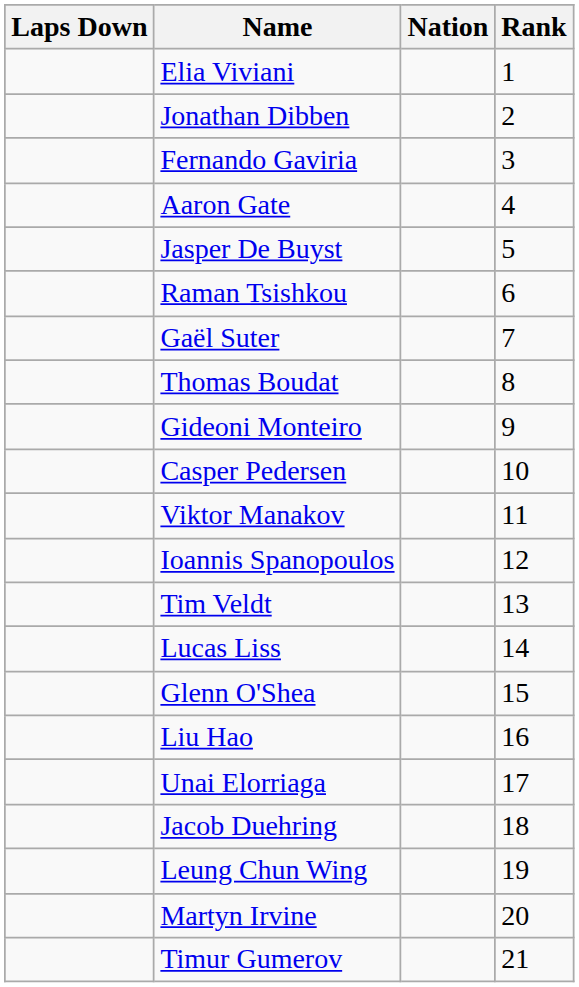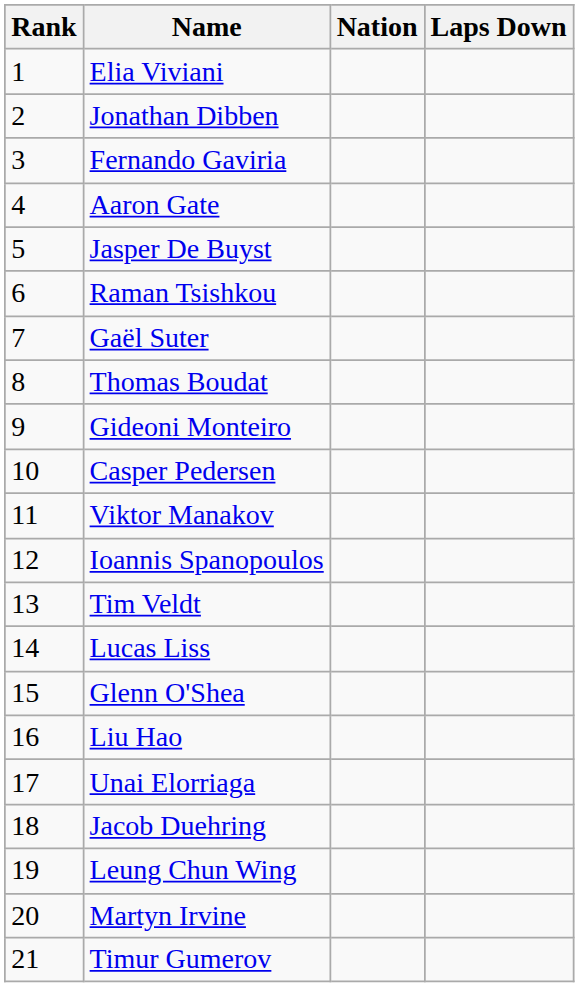columns swapped: (534, 26) <-> (79, 26)
